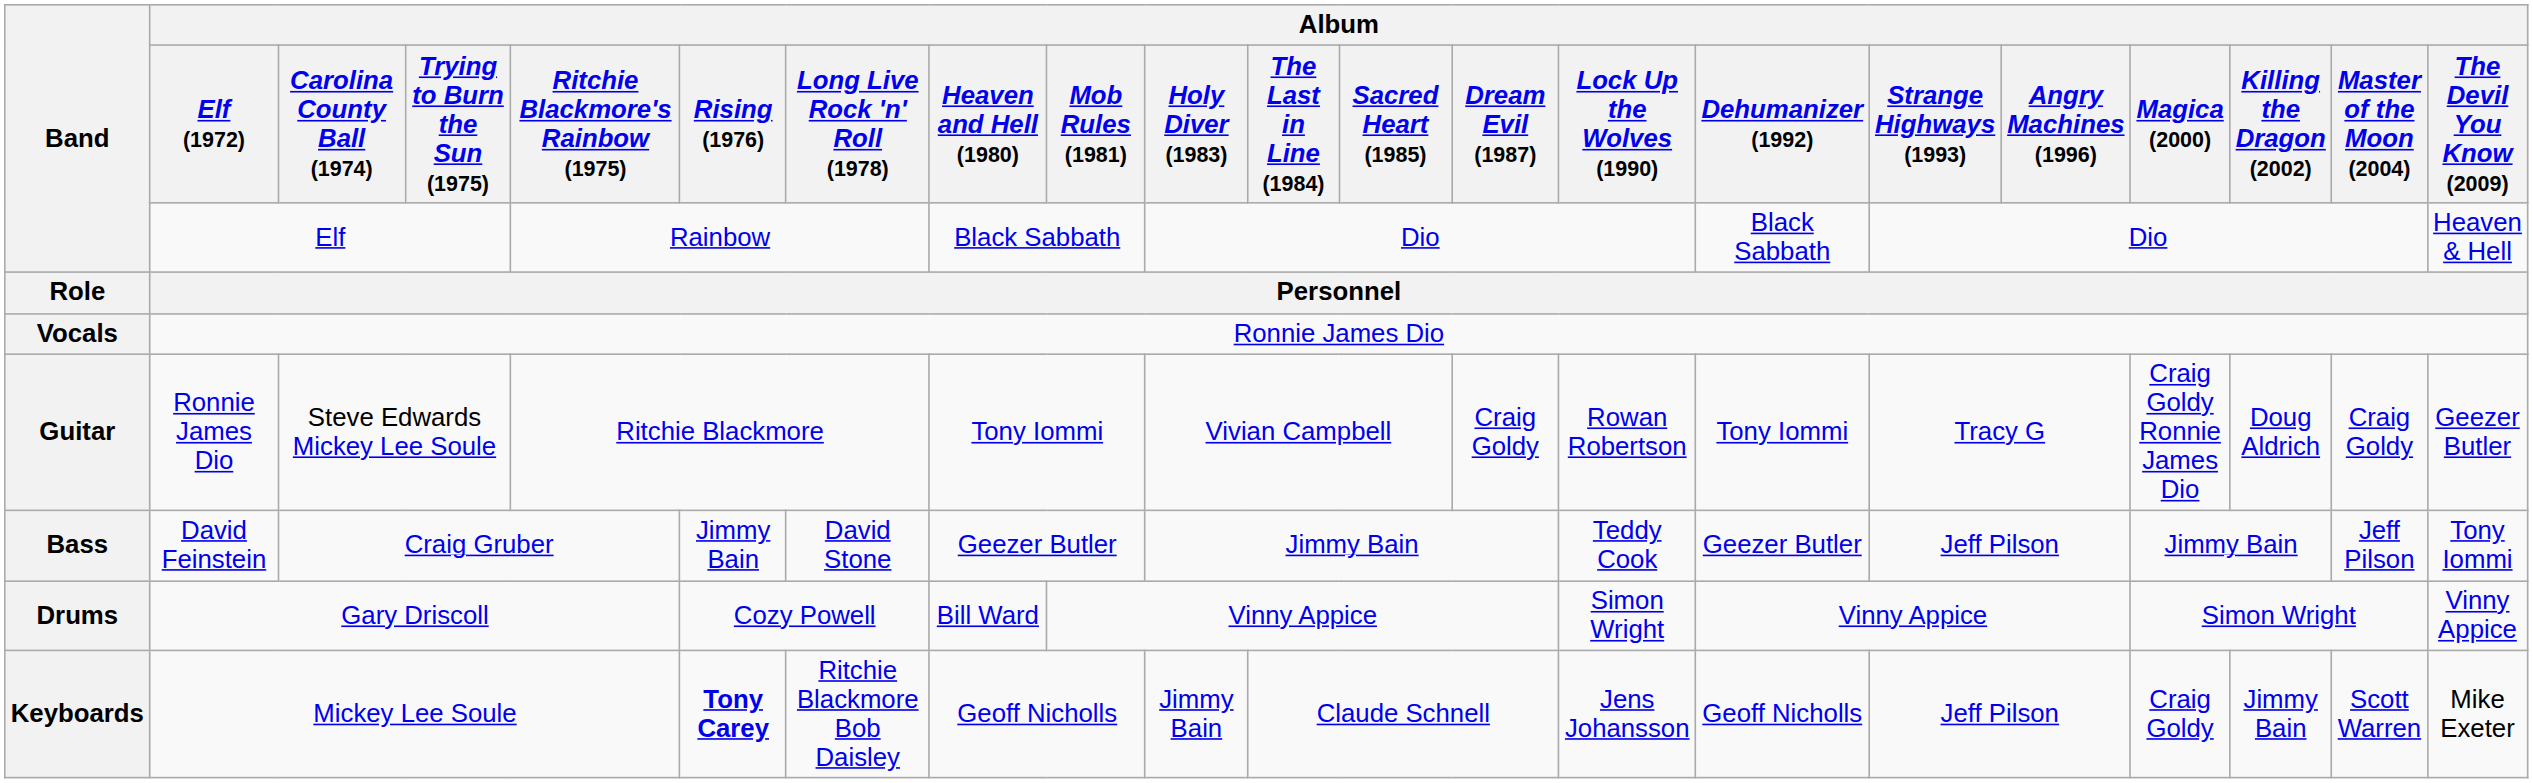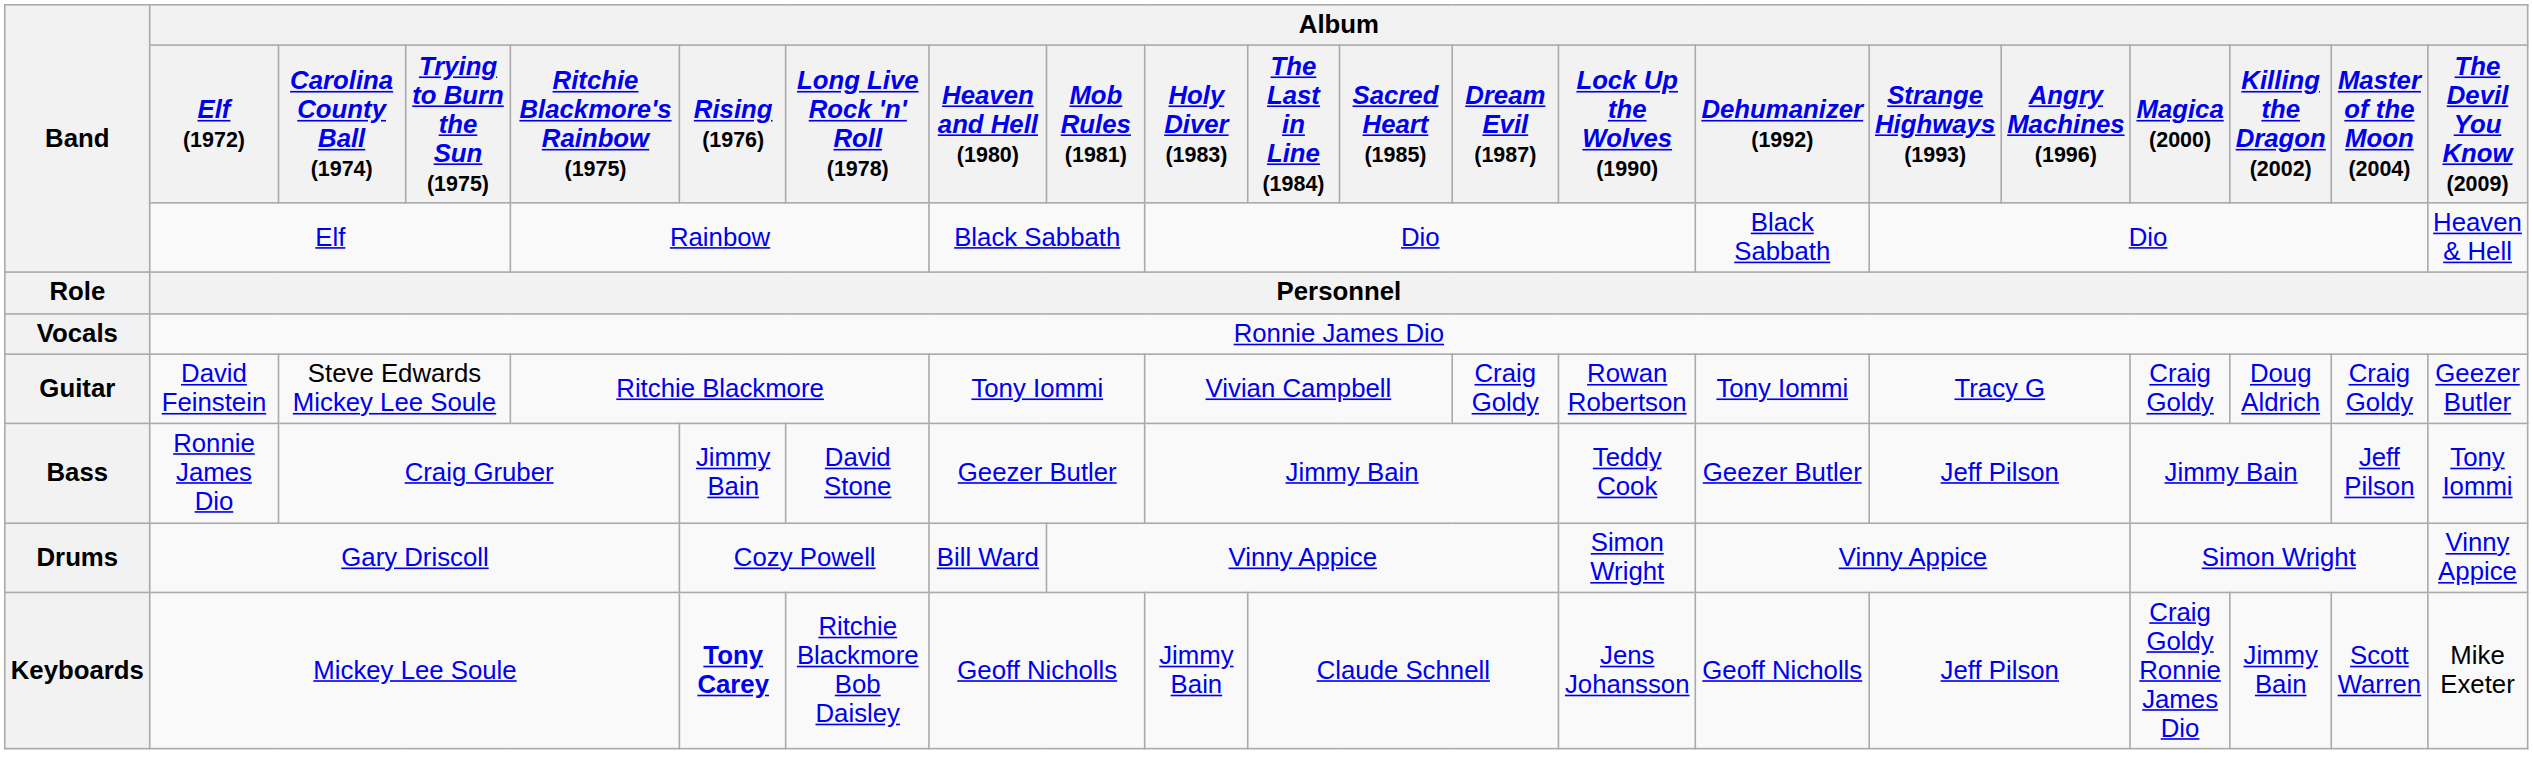(214, 432) Ronnie James Dio -> (214, 388) David Feinstein
(2180, 432) Craig Goldy Ronnie James Dio -> (2180, 388) Craig Goldy
(214, 545) David Feinstein -> (214, 472) Ronnie James Dio
(2180, 714) Craig Goldy -> (2180, 670) Craig Goldy Ronnie James Dio
